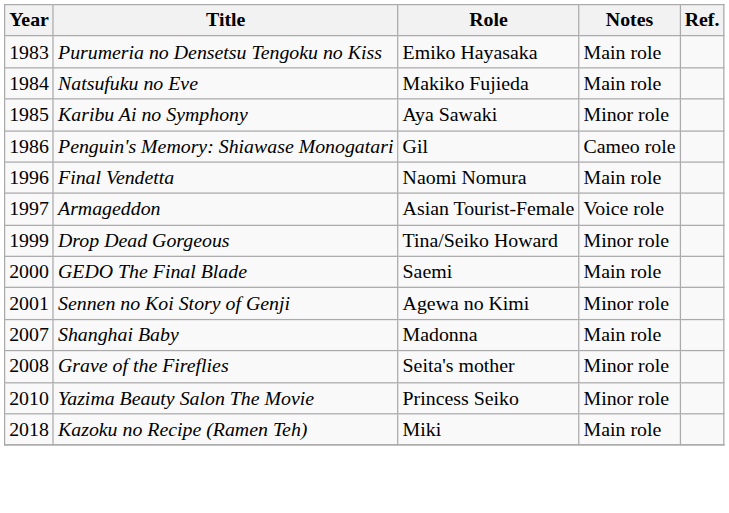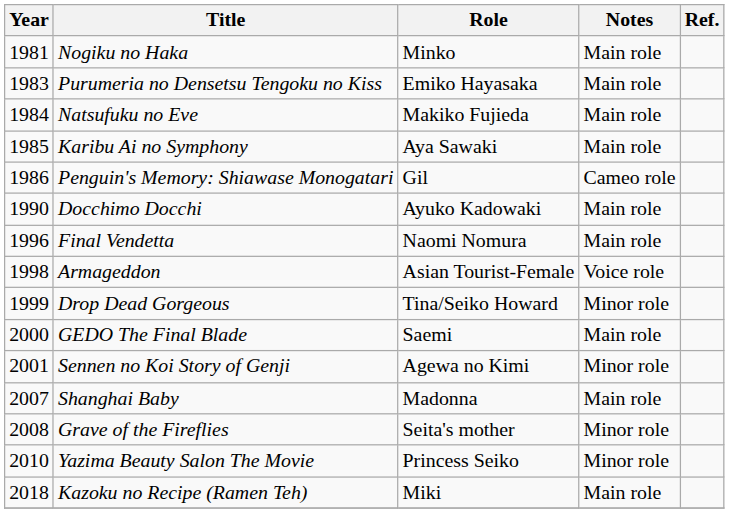+ row: (123, 51)
(626, 114) Minor role -> (622, 146) Main role
+ row: (130, 209)
(29, 209) 1997 -> (29, 271) 1998
